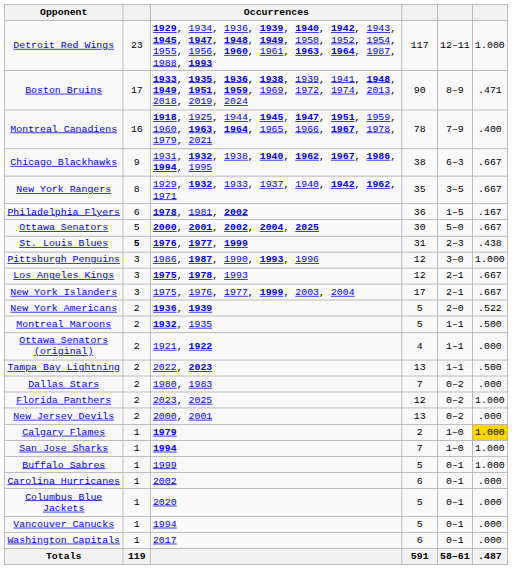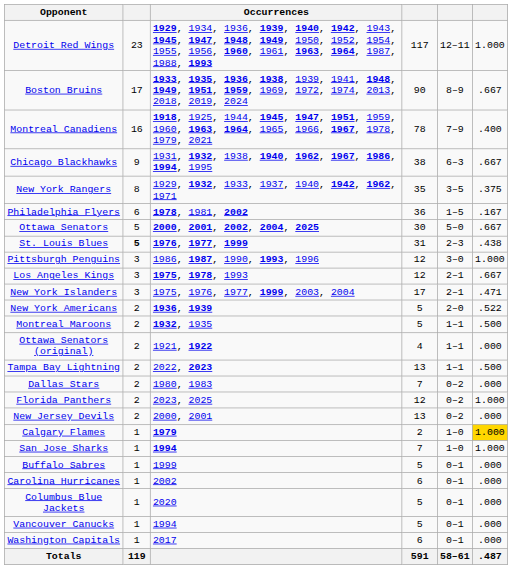(490, 90) .471 -> (490, 90) .667
(490, 190) .667 -> (490, 190) .375
(490, 292) .667 -> (490, 292) .471
(490, 465) 1.000 -> (490, 465) .000
